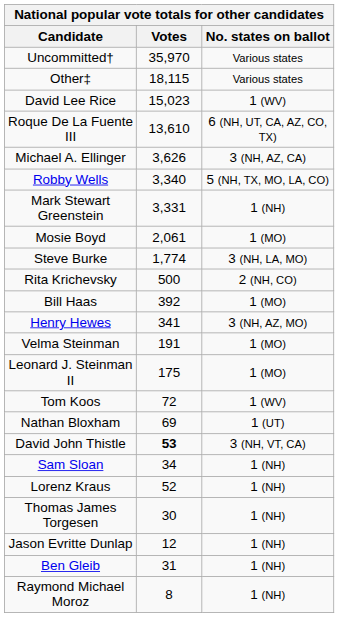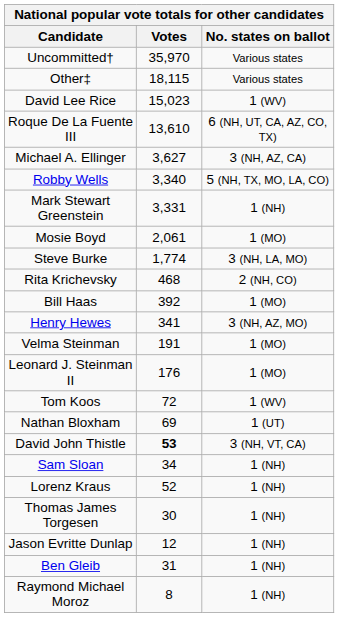(169, 158) 3,626 -> (169, 158) 3,627
(169, 279) 500 -> (169, 279) 468
(169, 372) 175 -> (169, 372) 176
